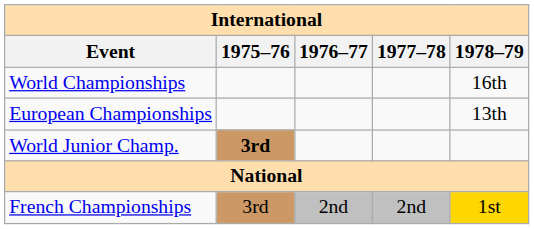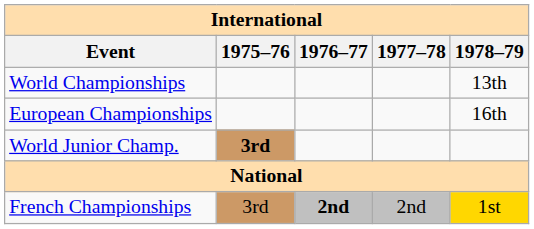(489, 82) 16th -> (489, 82) 13th
(489, 113) 13th -> (489, 113) 16th
(333, 207) normal -> (333, 207) bold
